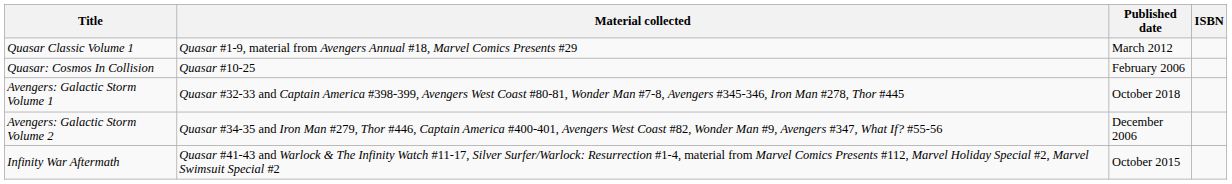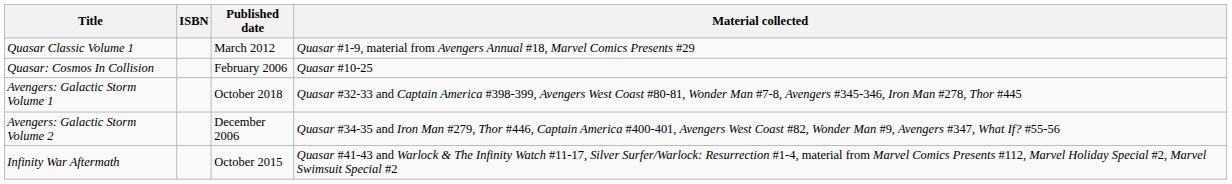columns swapped: (643, 21) <-> (1209, 21)
